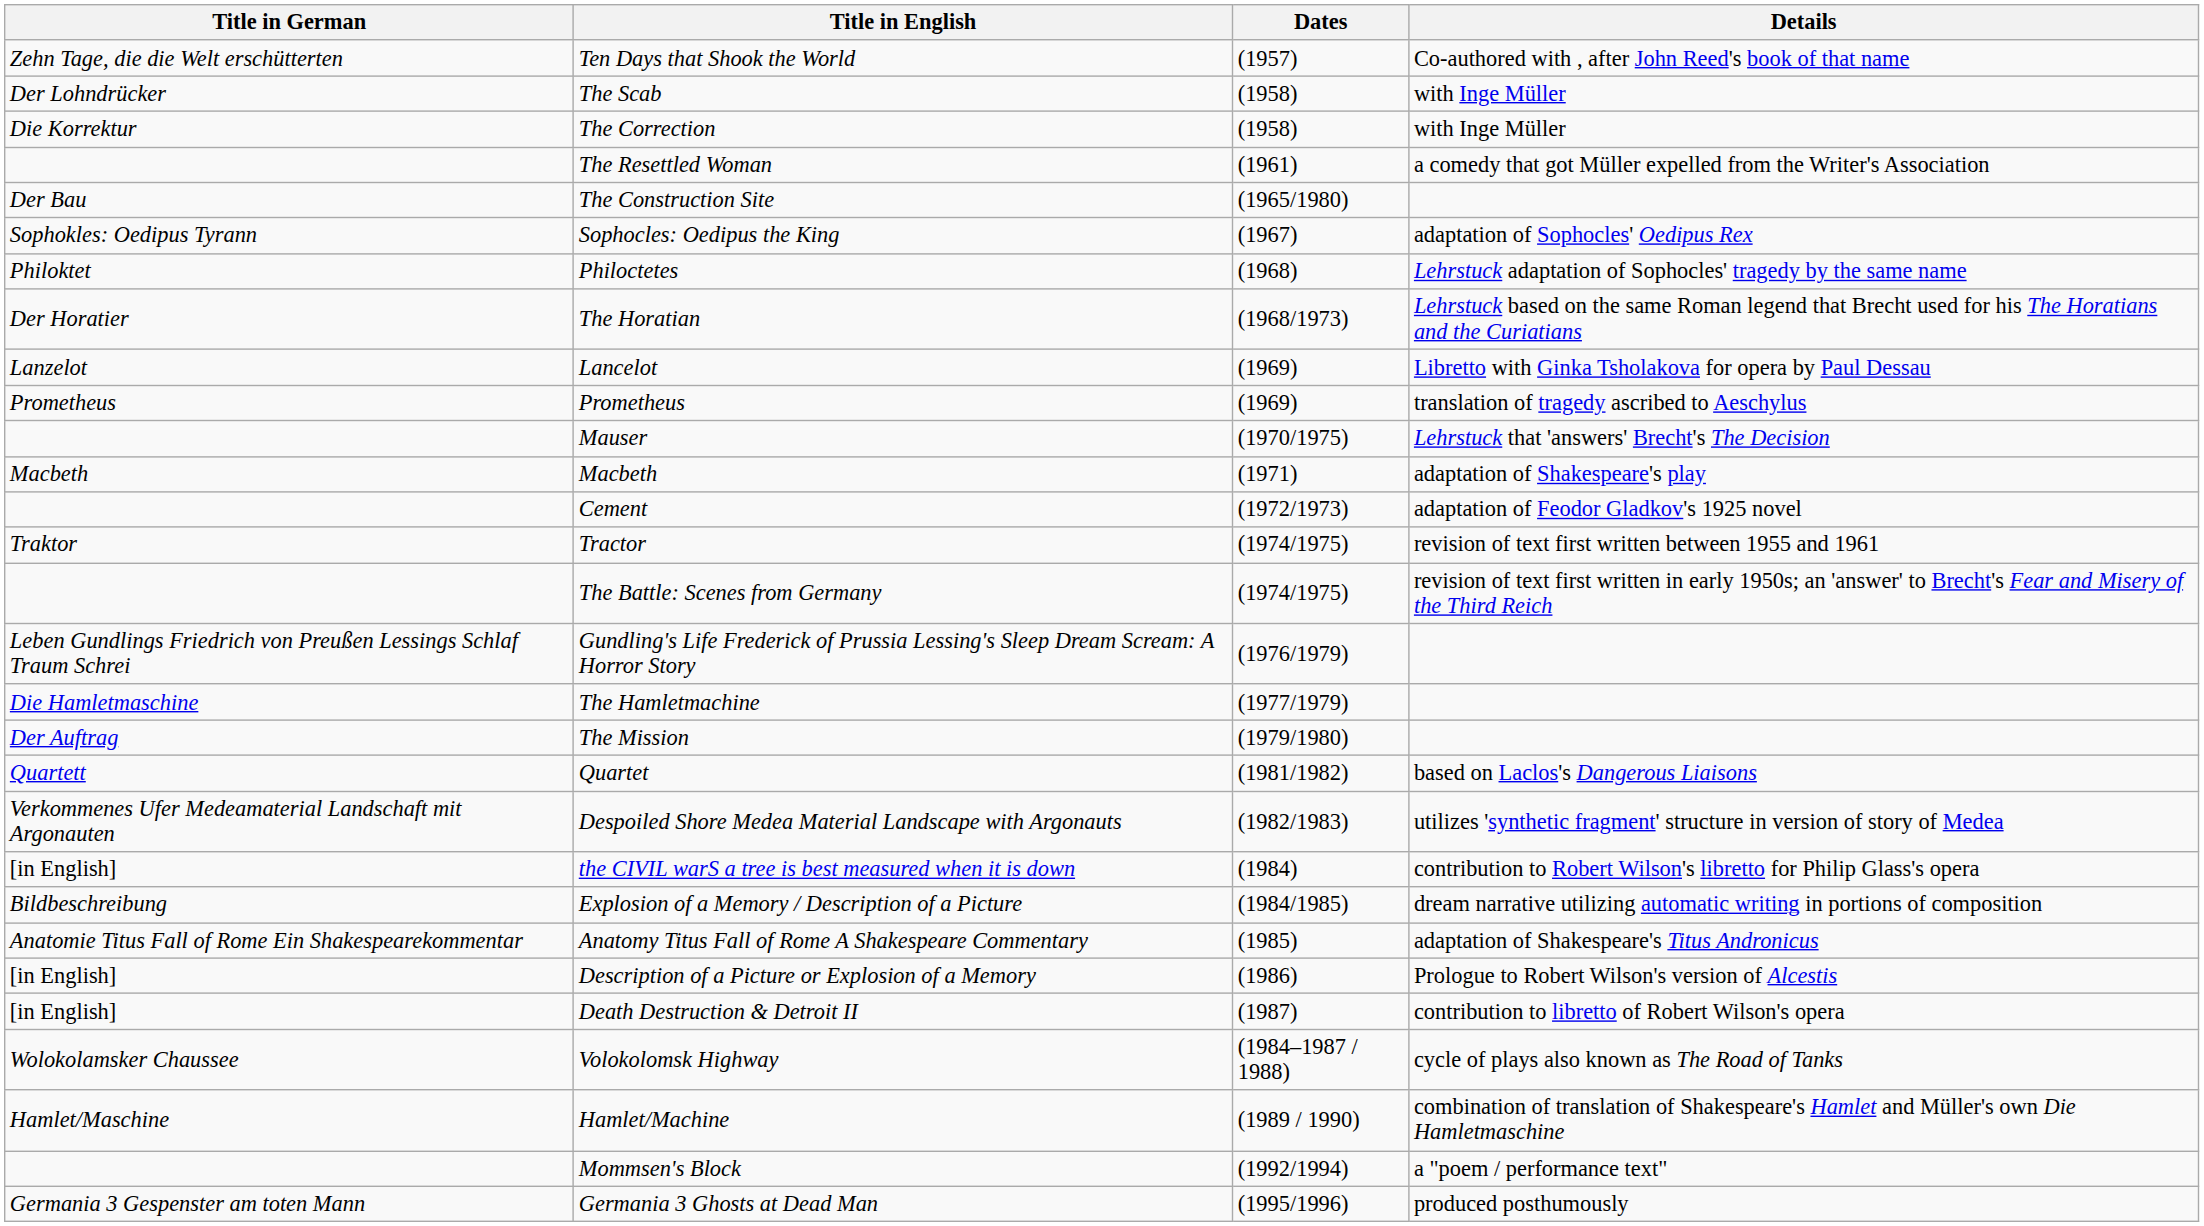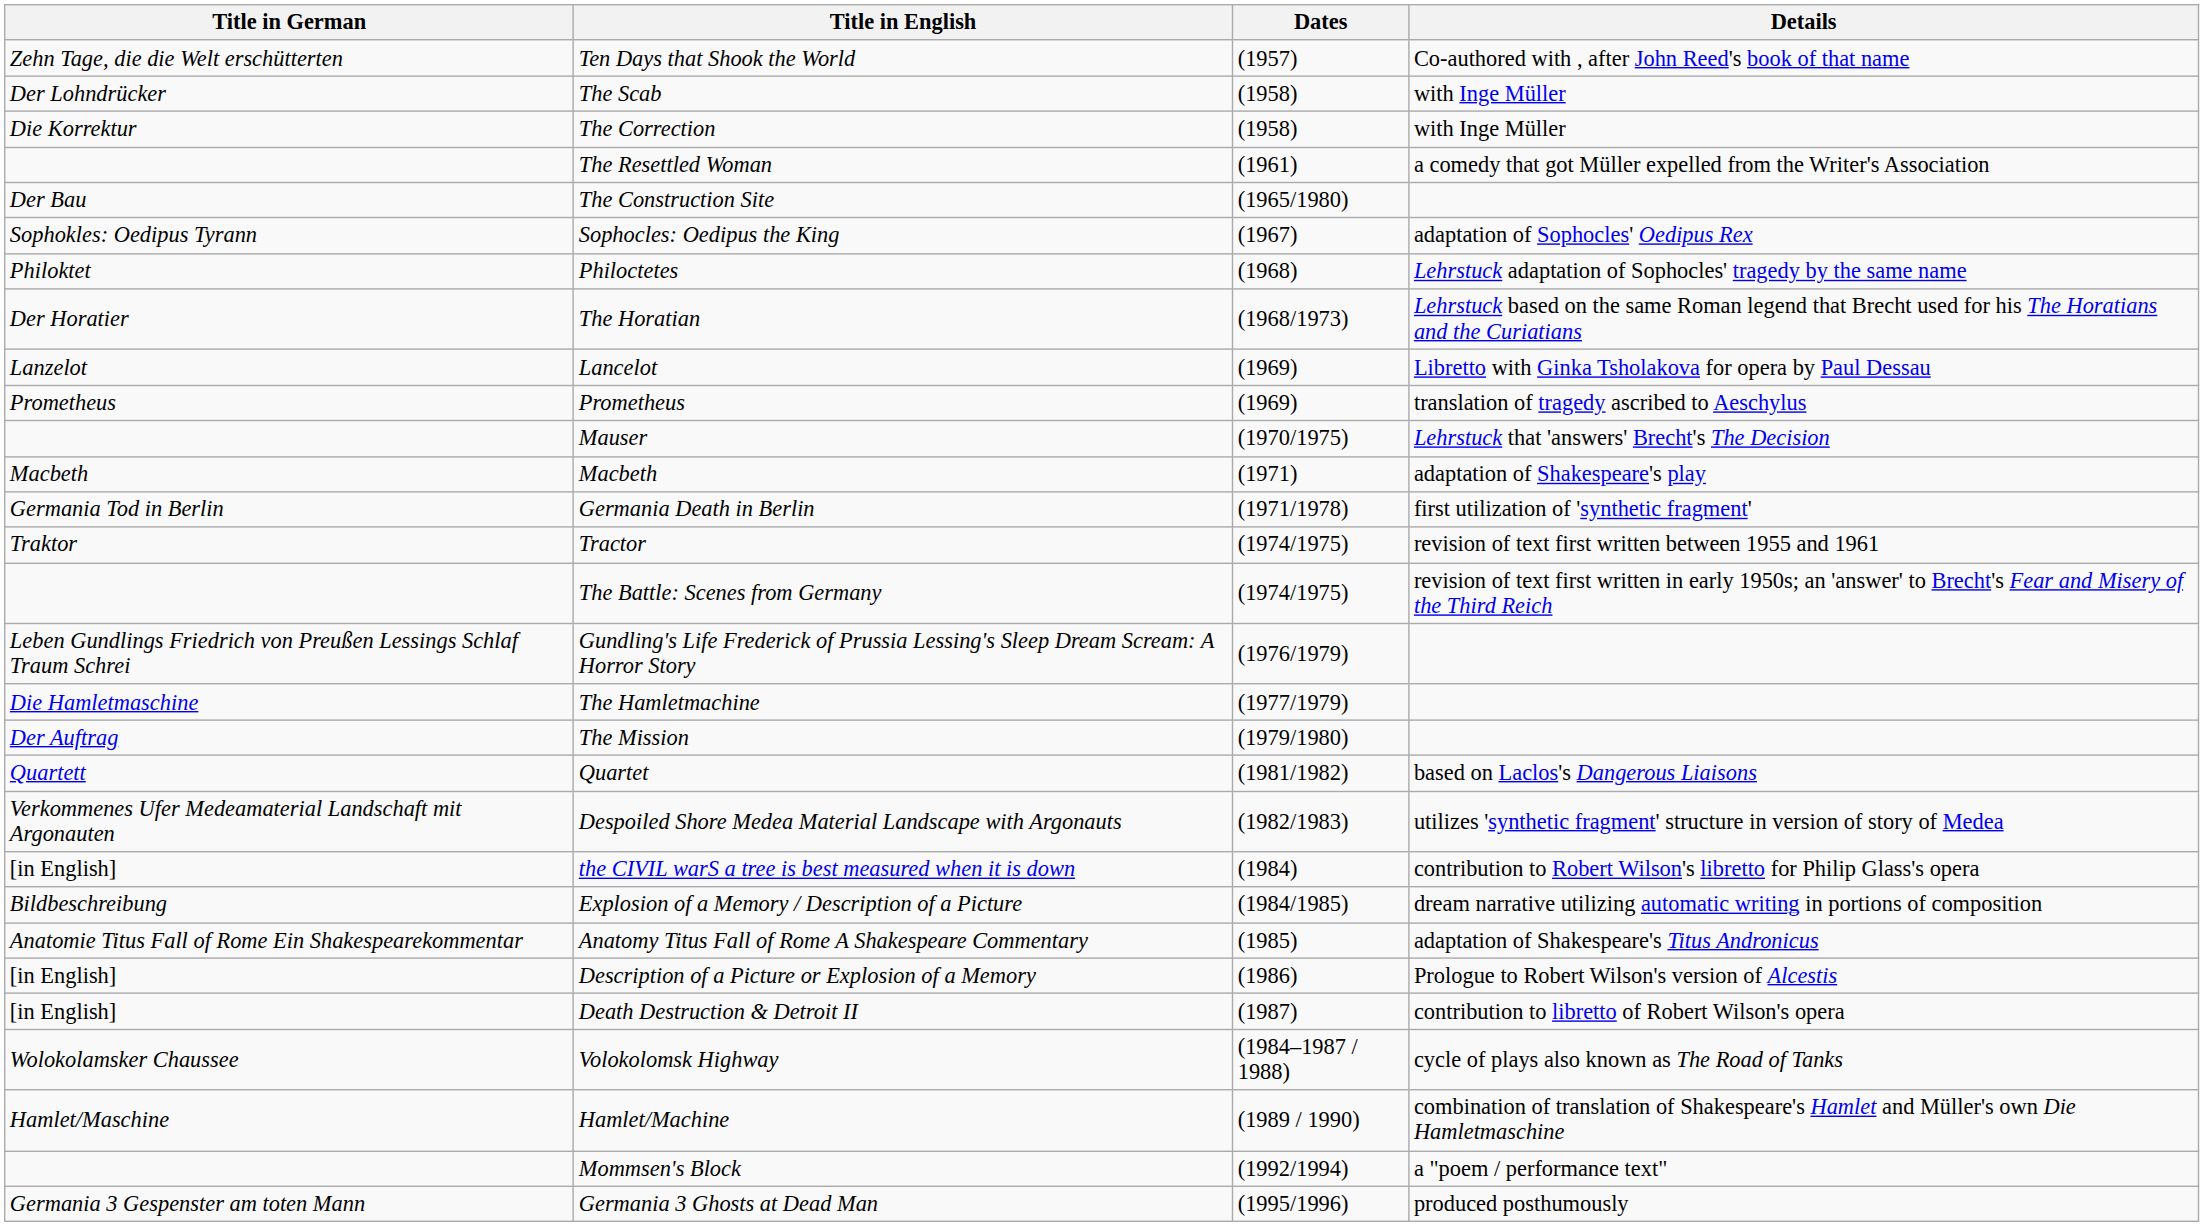+ row: (697, 509)
- row: (613, 509)
